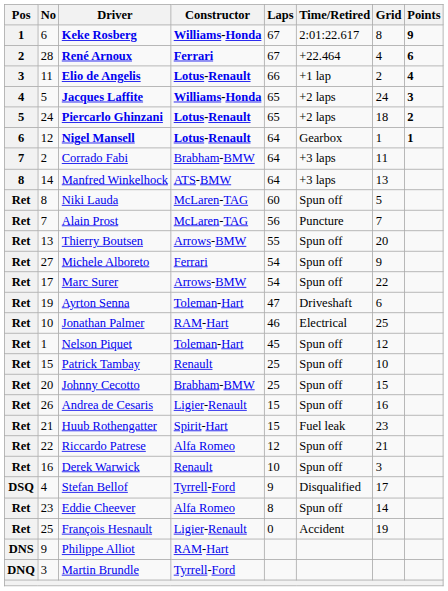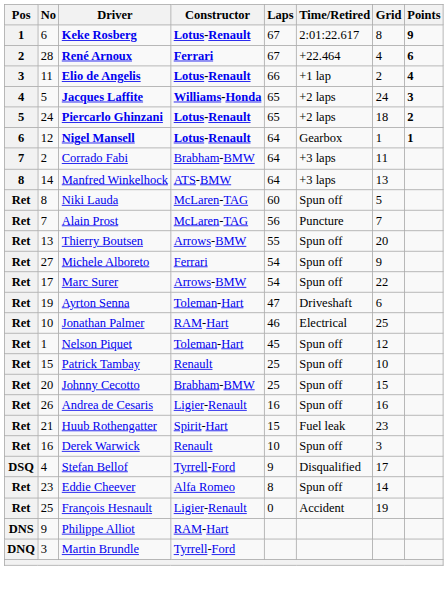(218, 35) Williams-Honda -> (212, 35) Lotus-Renault
(273, 405) 15 -> (273, 405) 16
- row: (104, 446)
